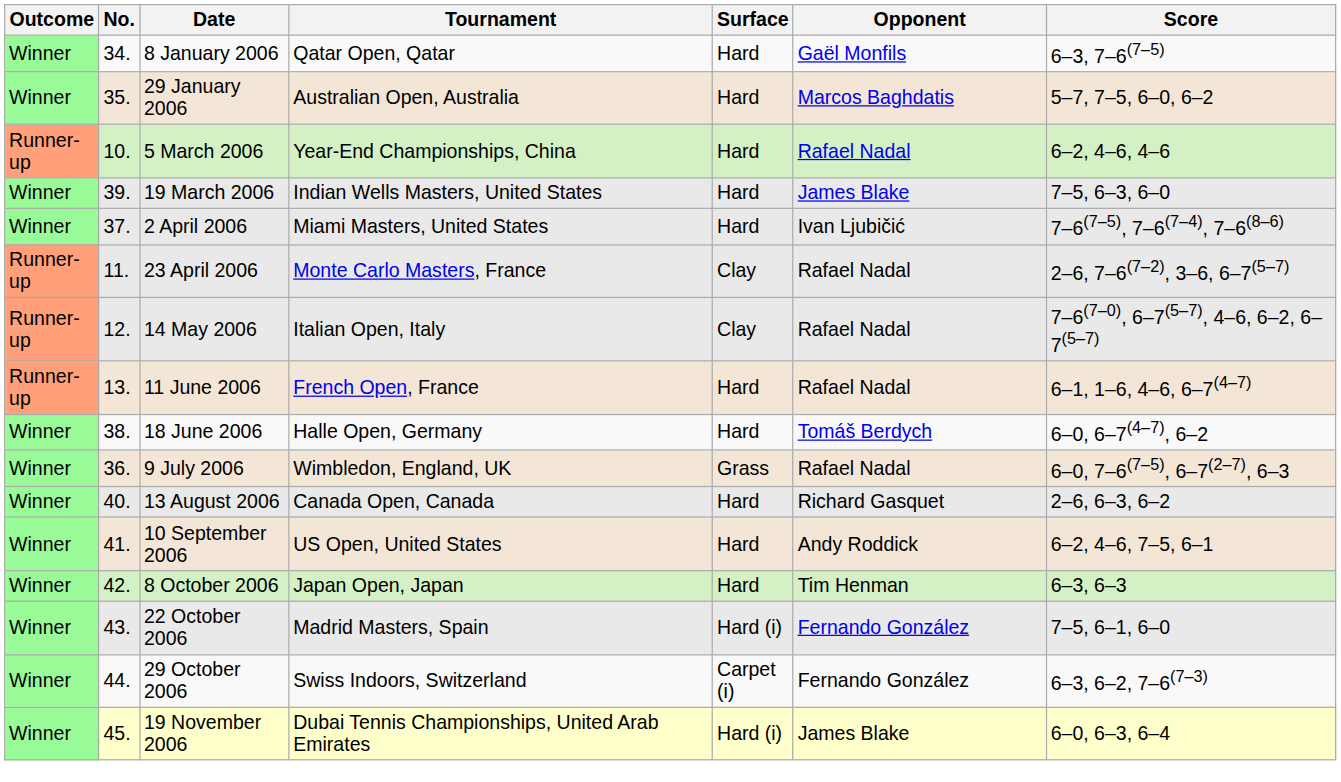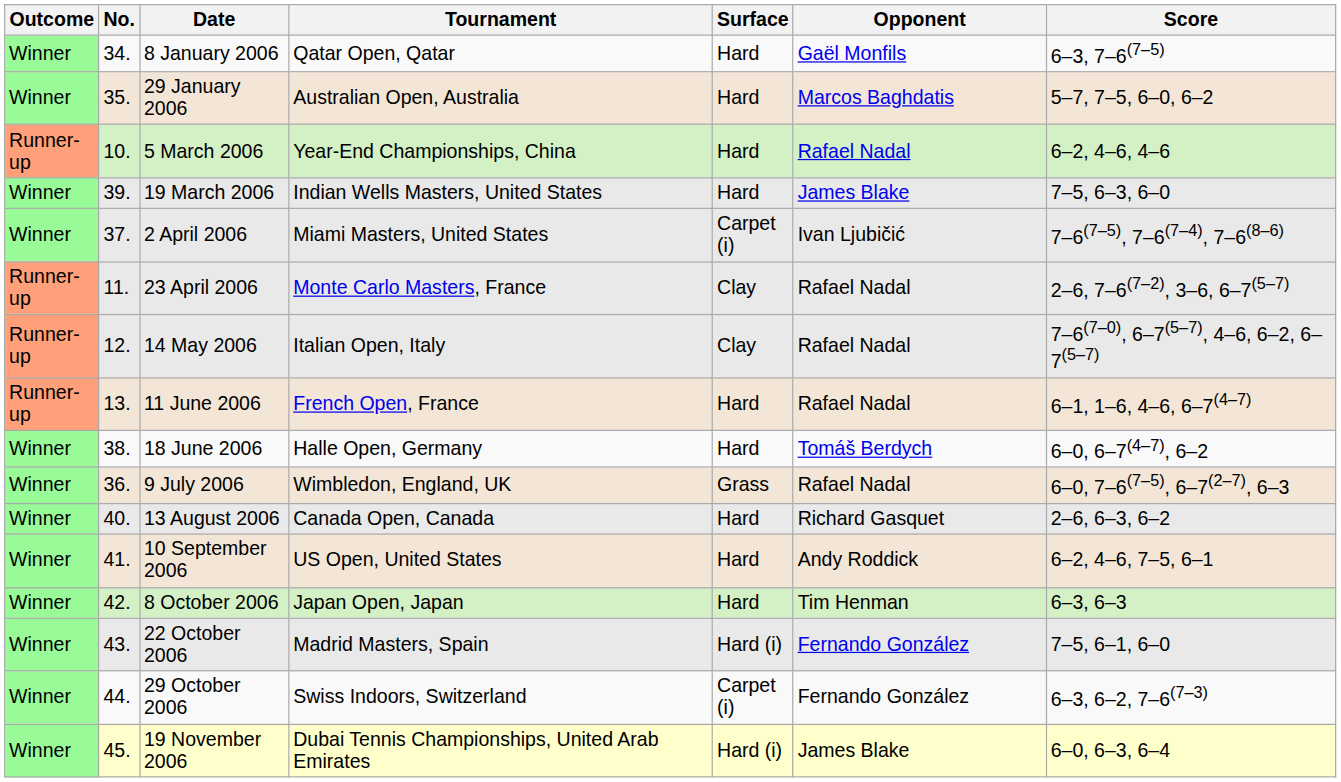(738, 226) Hard -> (746, 234) Carpet (i)
